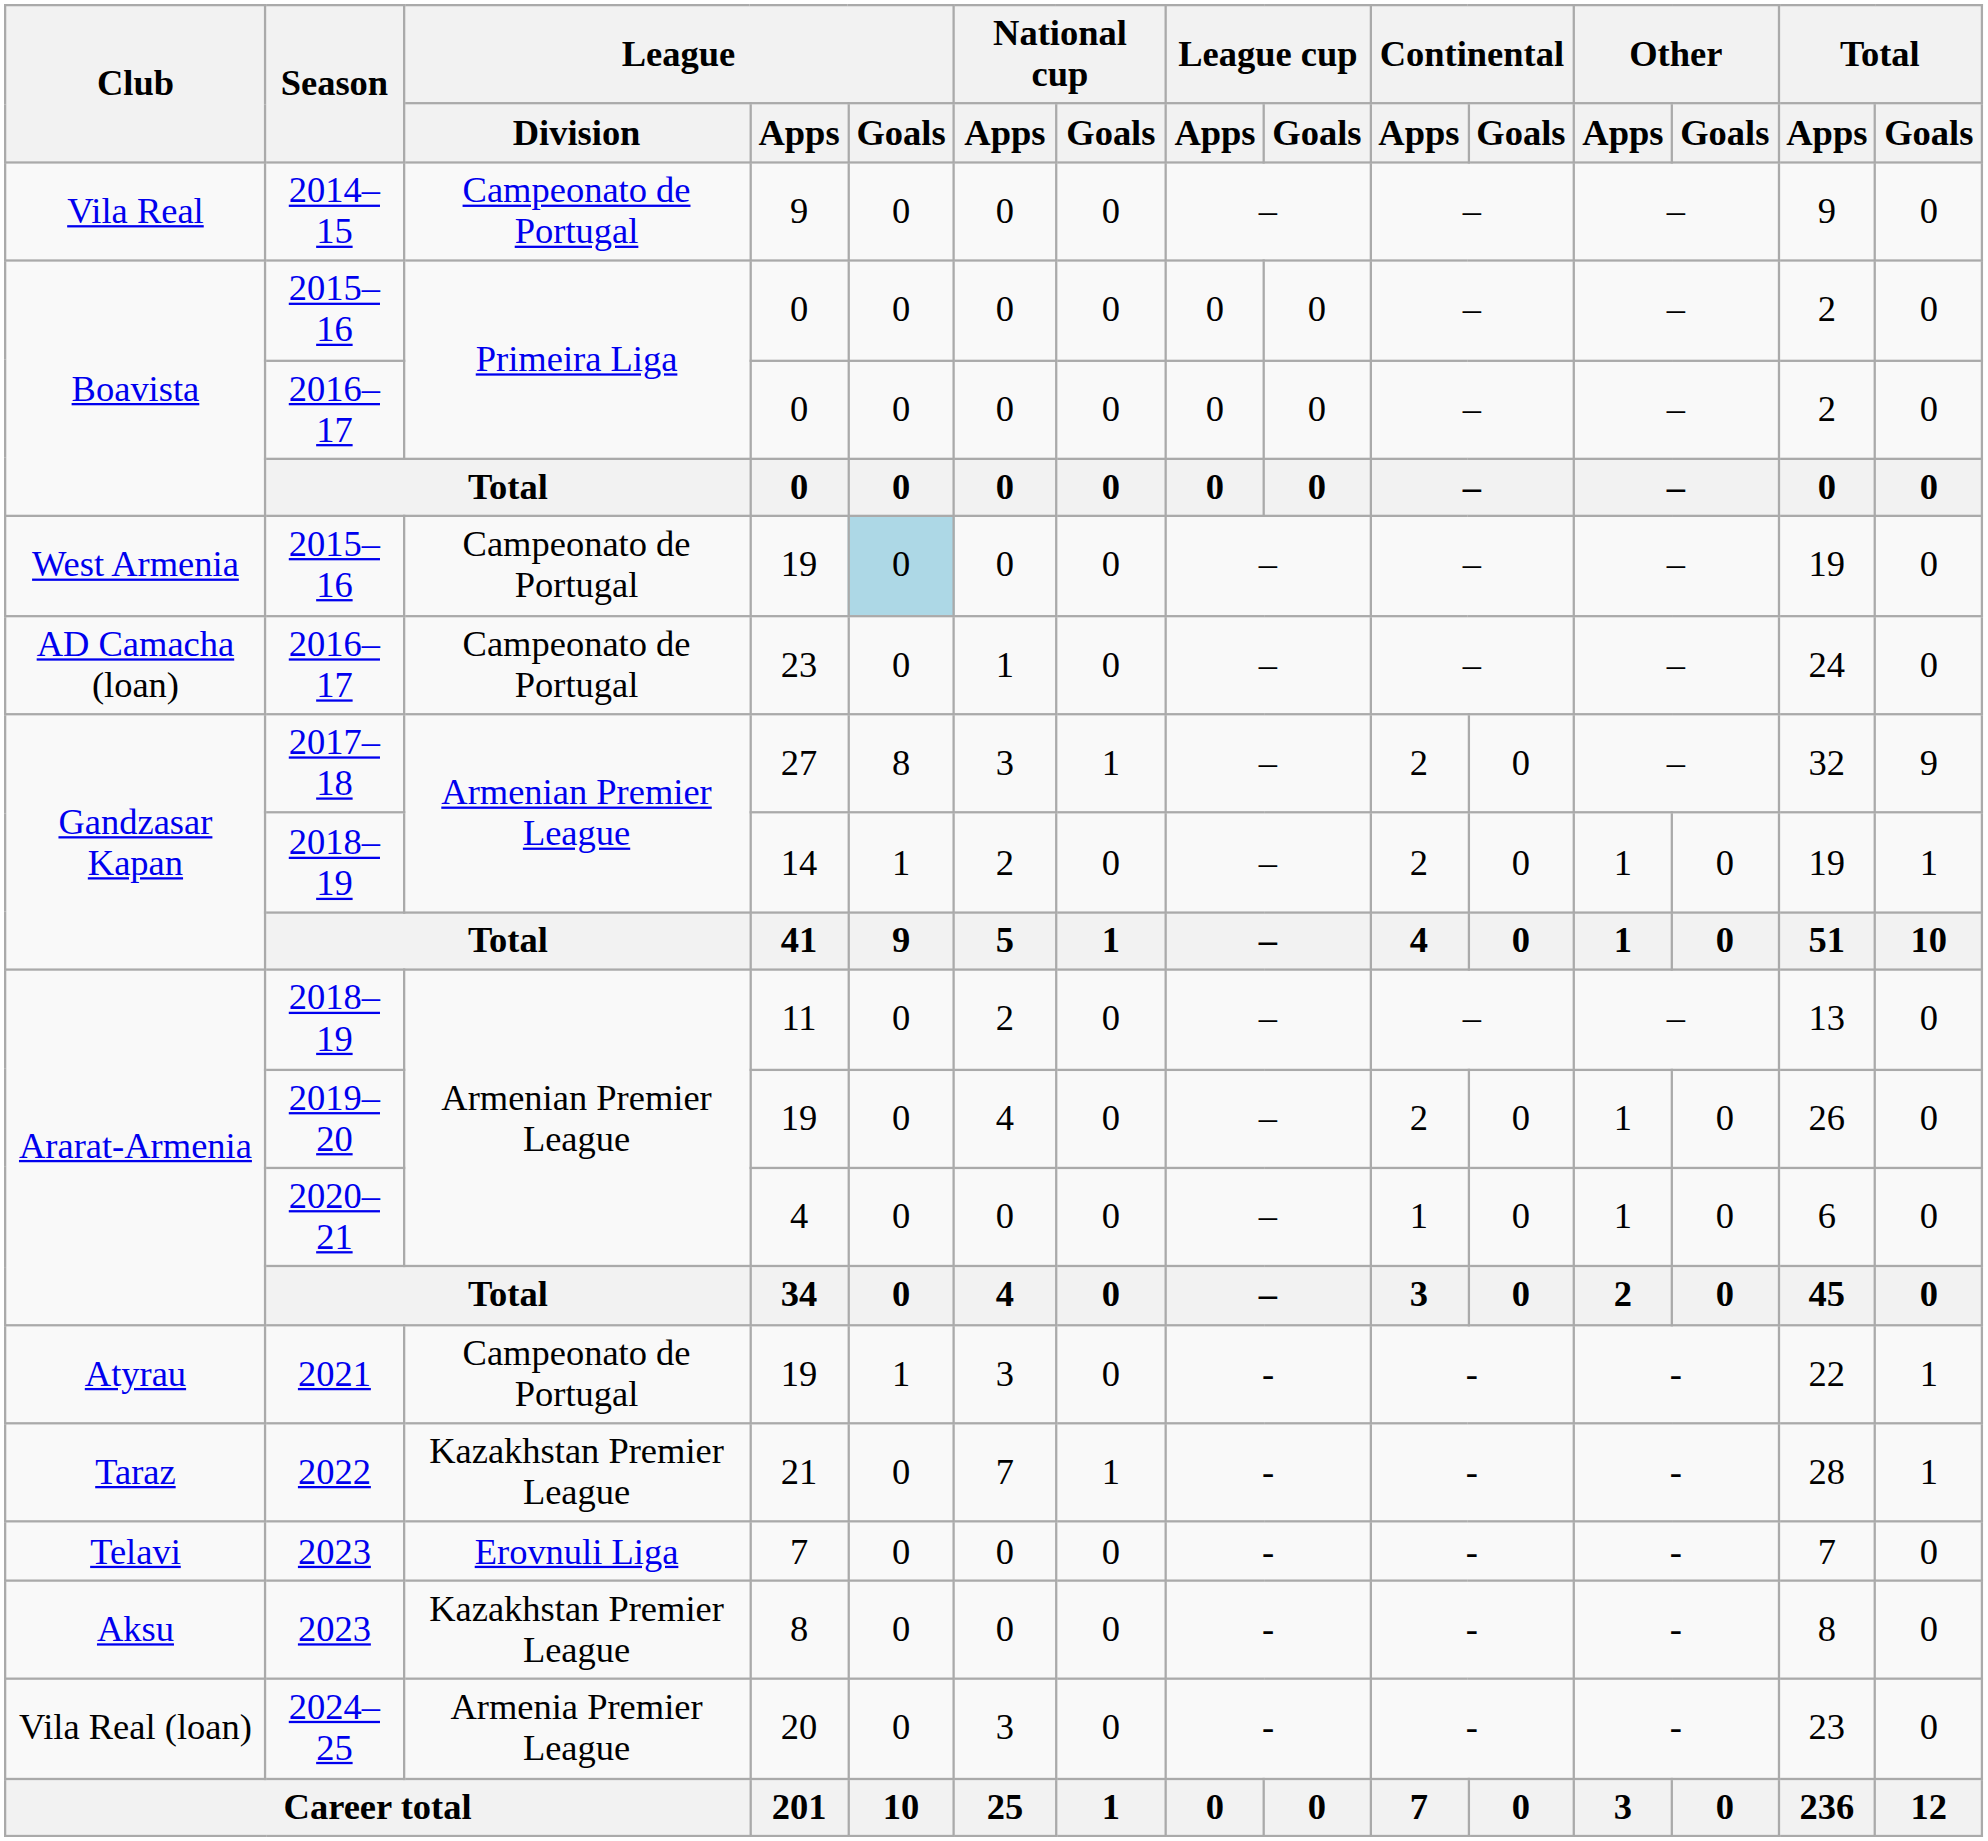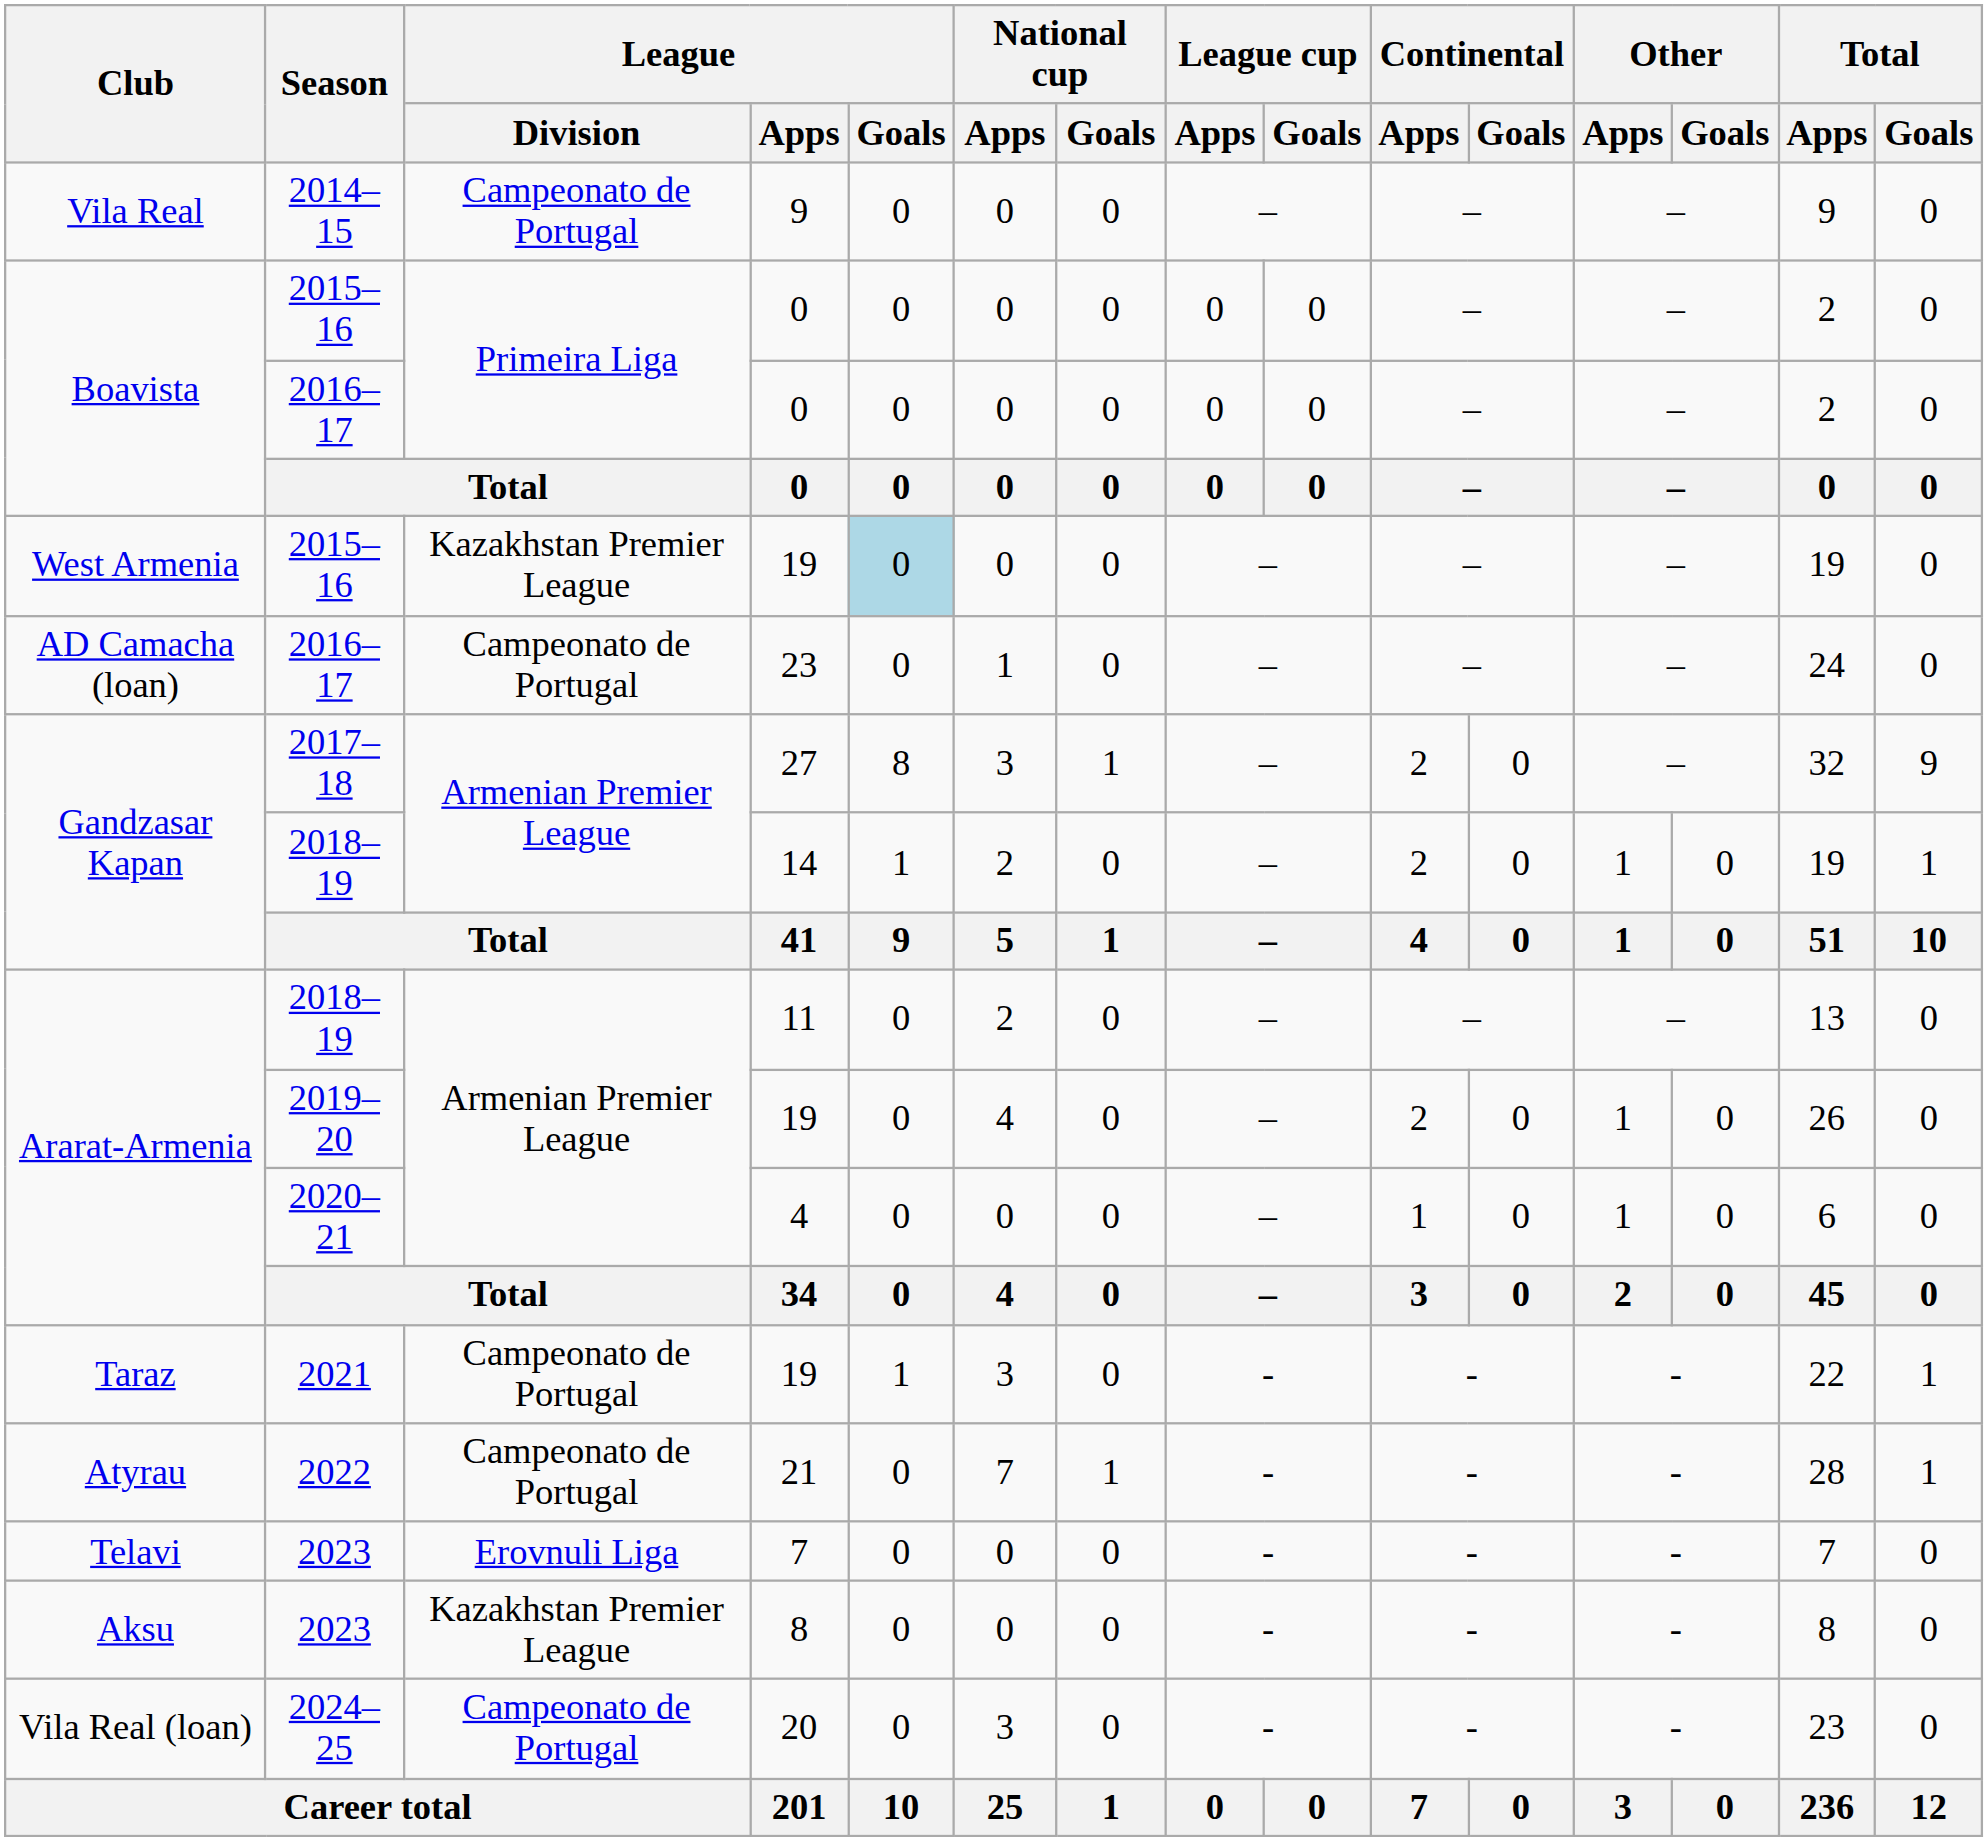(577, 565) Campeonato de Portugal -> (577, 565) Kazakhstan Premier League
(135, 1373) Atyrau -> (135, 1373) Taraz
(135, 1472) Taraz -> (135, 1472) Atyrau
(577, 1472) Kazakhstan Premier League -> (577, 1472) Campeonato de Portugal
(577, 1727) Armenia Premier League -> (577, 1727) Campeonato de Portugal
